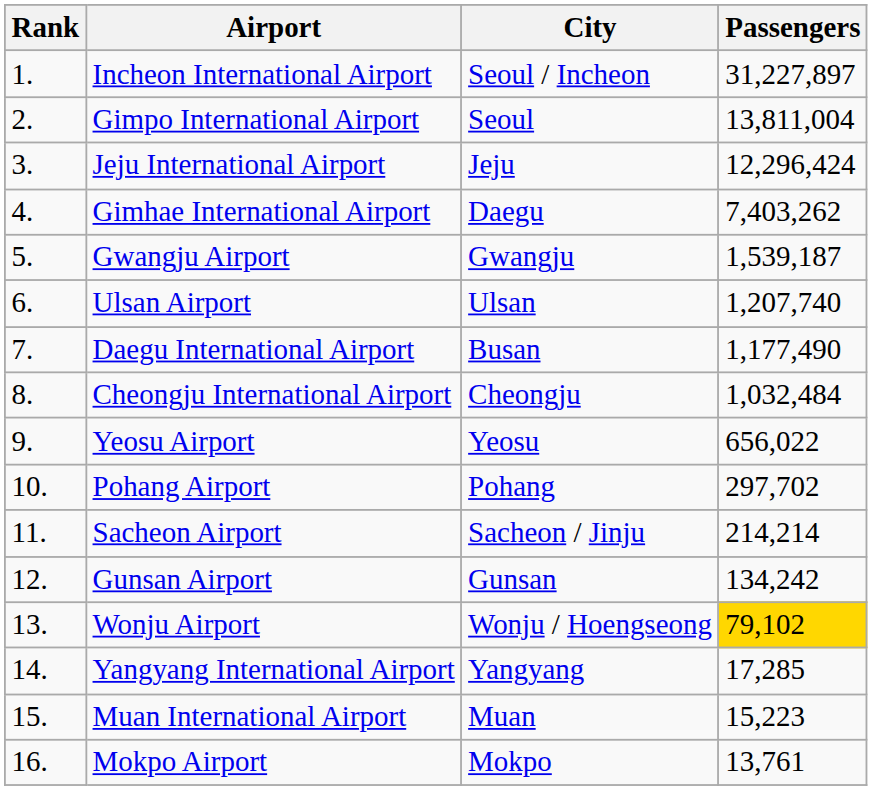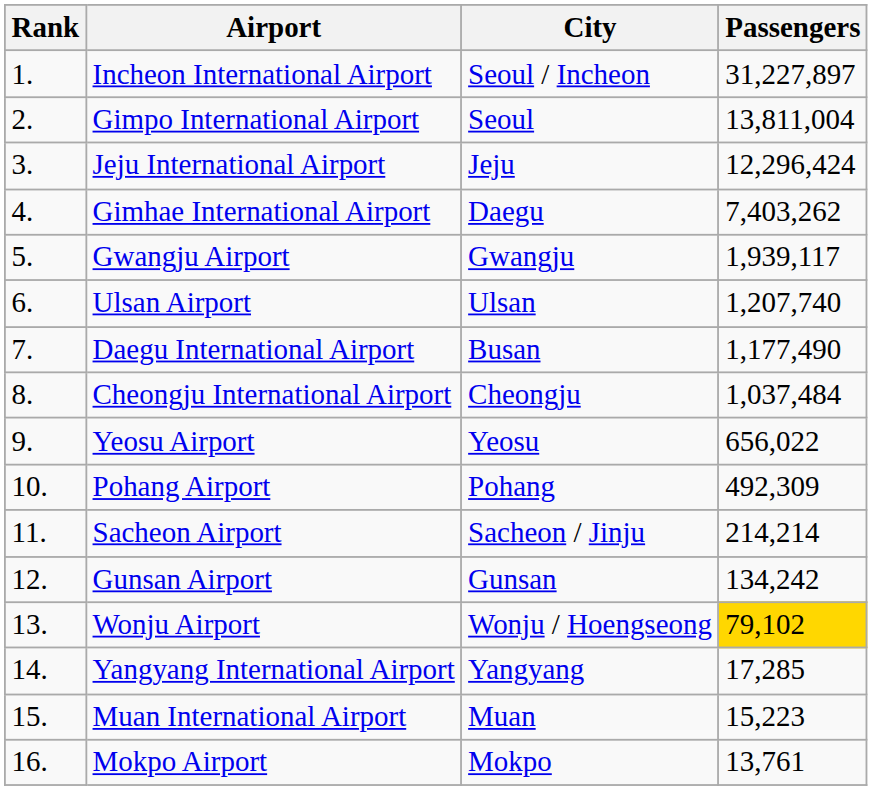(783, 257) 1,539,187 -> (783, 257) 1,939,117
(783, 394) 1,032,484 -> (783, 394) 1,037,484
(772, 486) 297,702 -> (772, 486) 492,309
